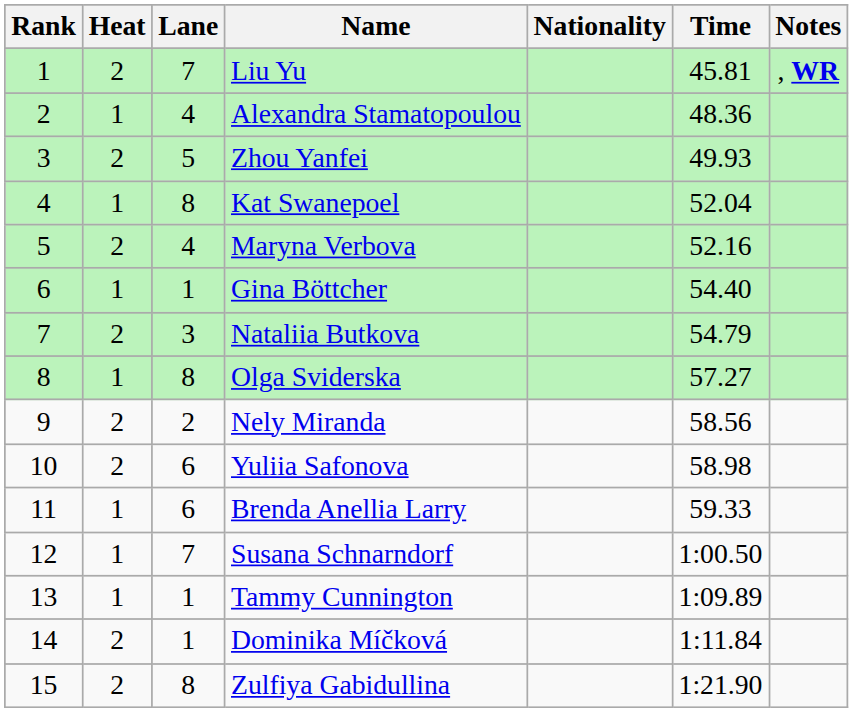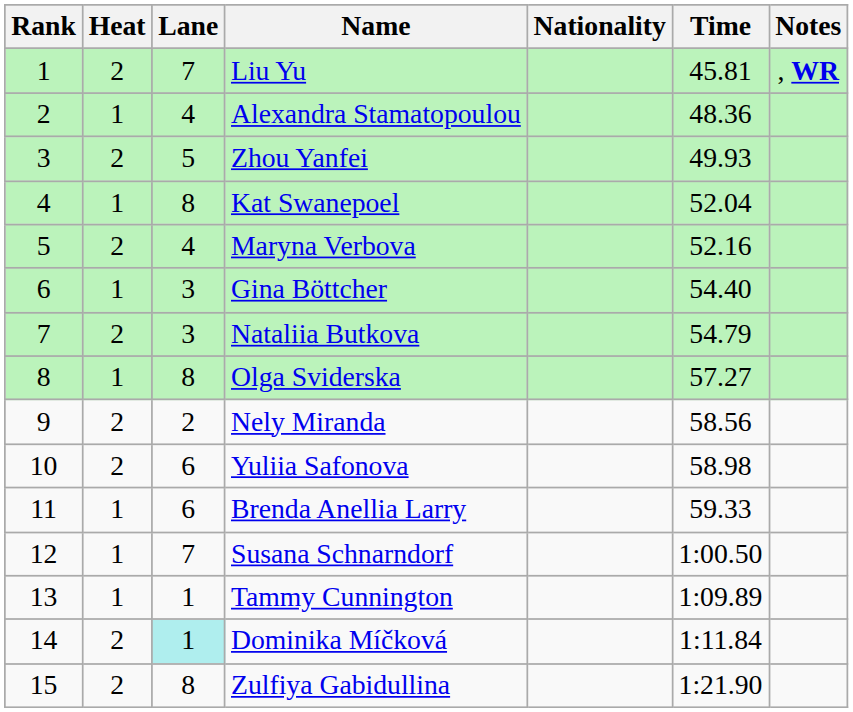(188, 289) 1 -> (188, 289) 3
(188, 641) no background -> (188, 641) paleturquoise background
